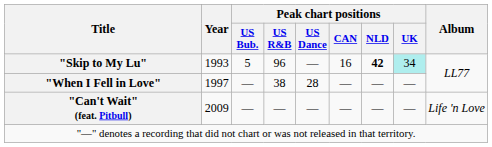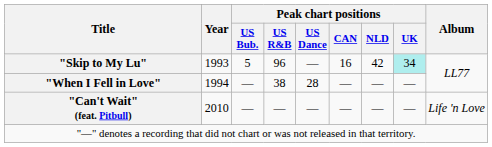(378, 63) bold -> (378, 63) normal
(217, 82) 1997 -> (217, 82) 1994
(217, 108) 2009 -> (217, 108) 2010
